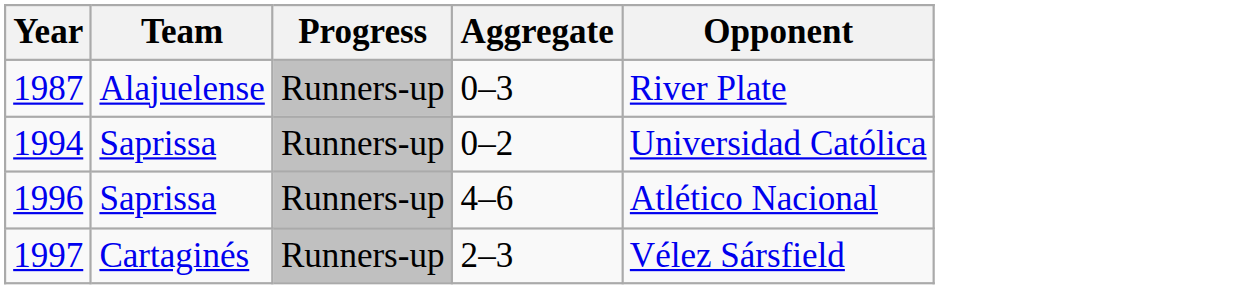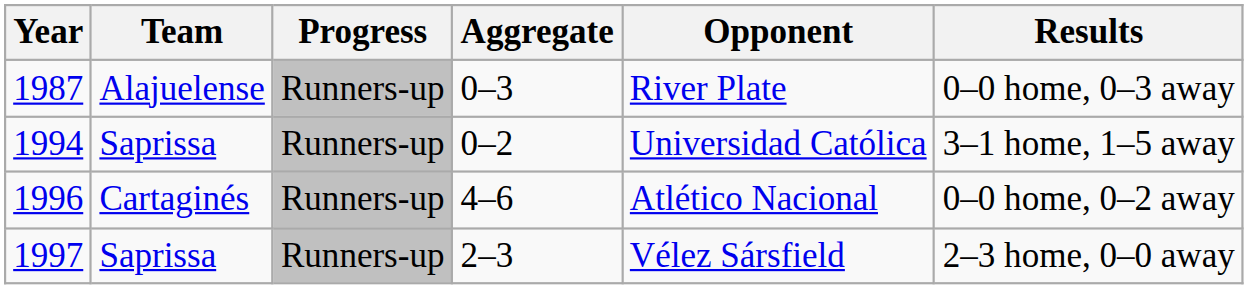+ column: (1089, 32)
(158, 198) Saprissa -> (174, 198) Cartaginés
(174, 254) Cartaginés -> (158, 254) Saprissa
